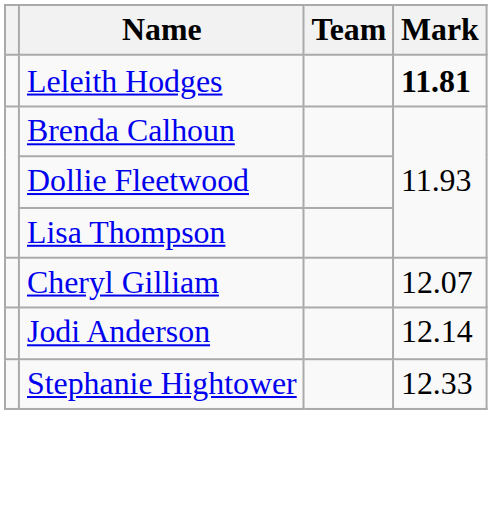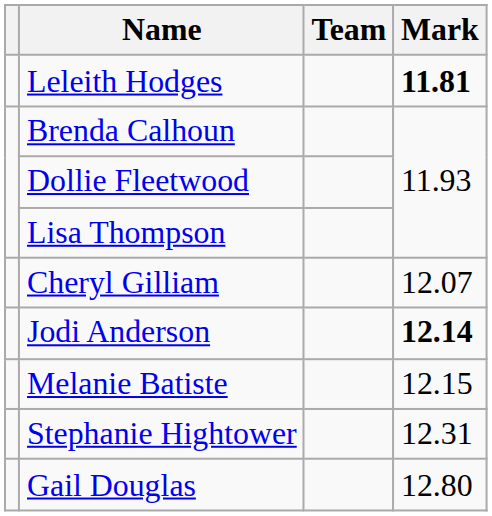(437, 332) normal -> (437, 332) bold
+ row: (127, 383)
(437, 383) 12.33 -> (437, 433) 12.31
+ row: (111, 484)
